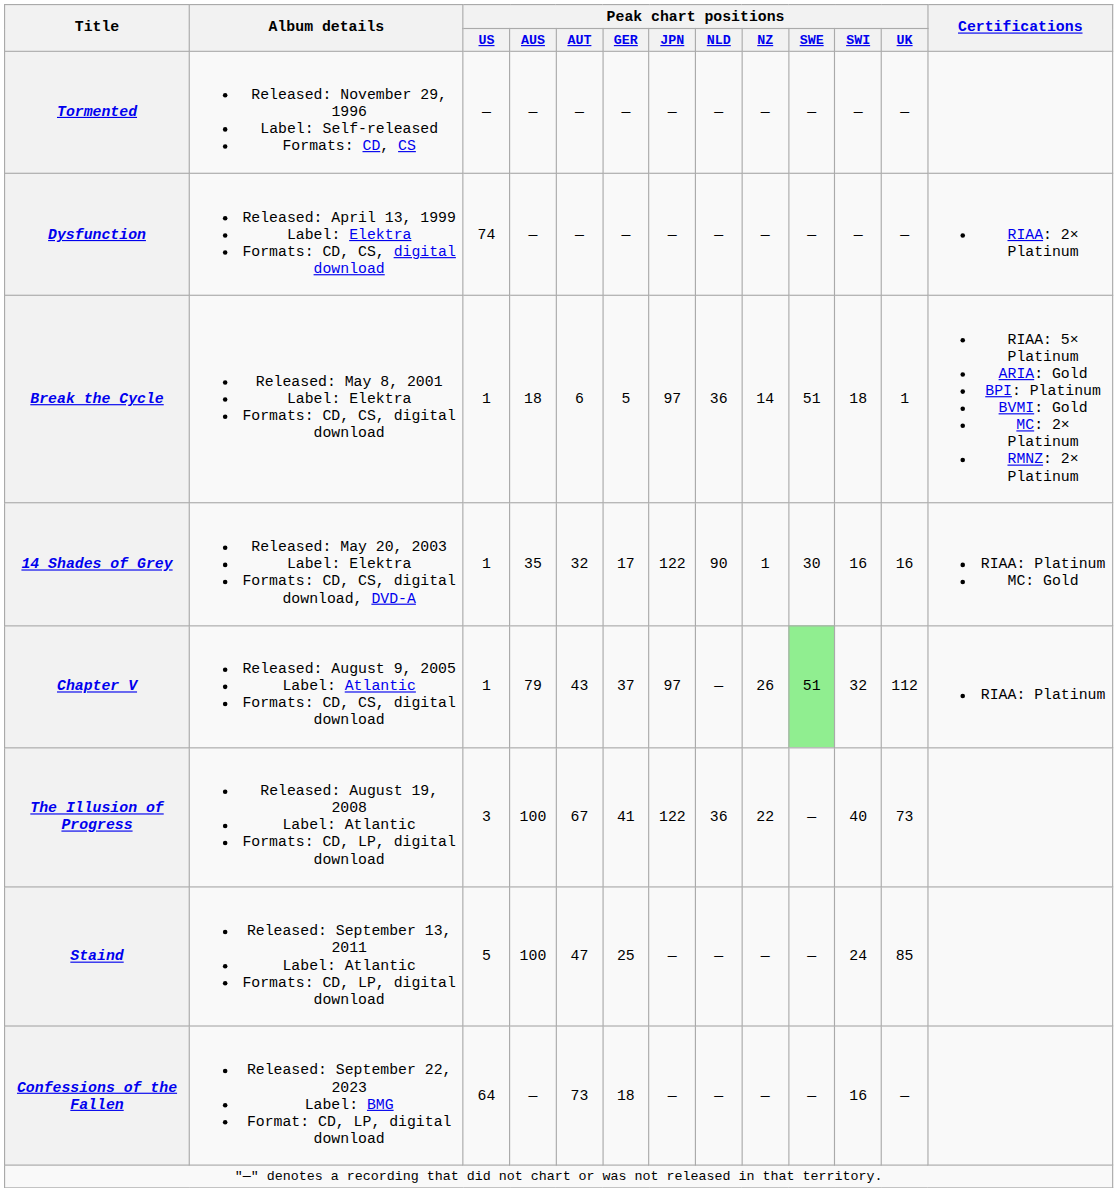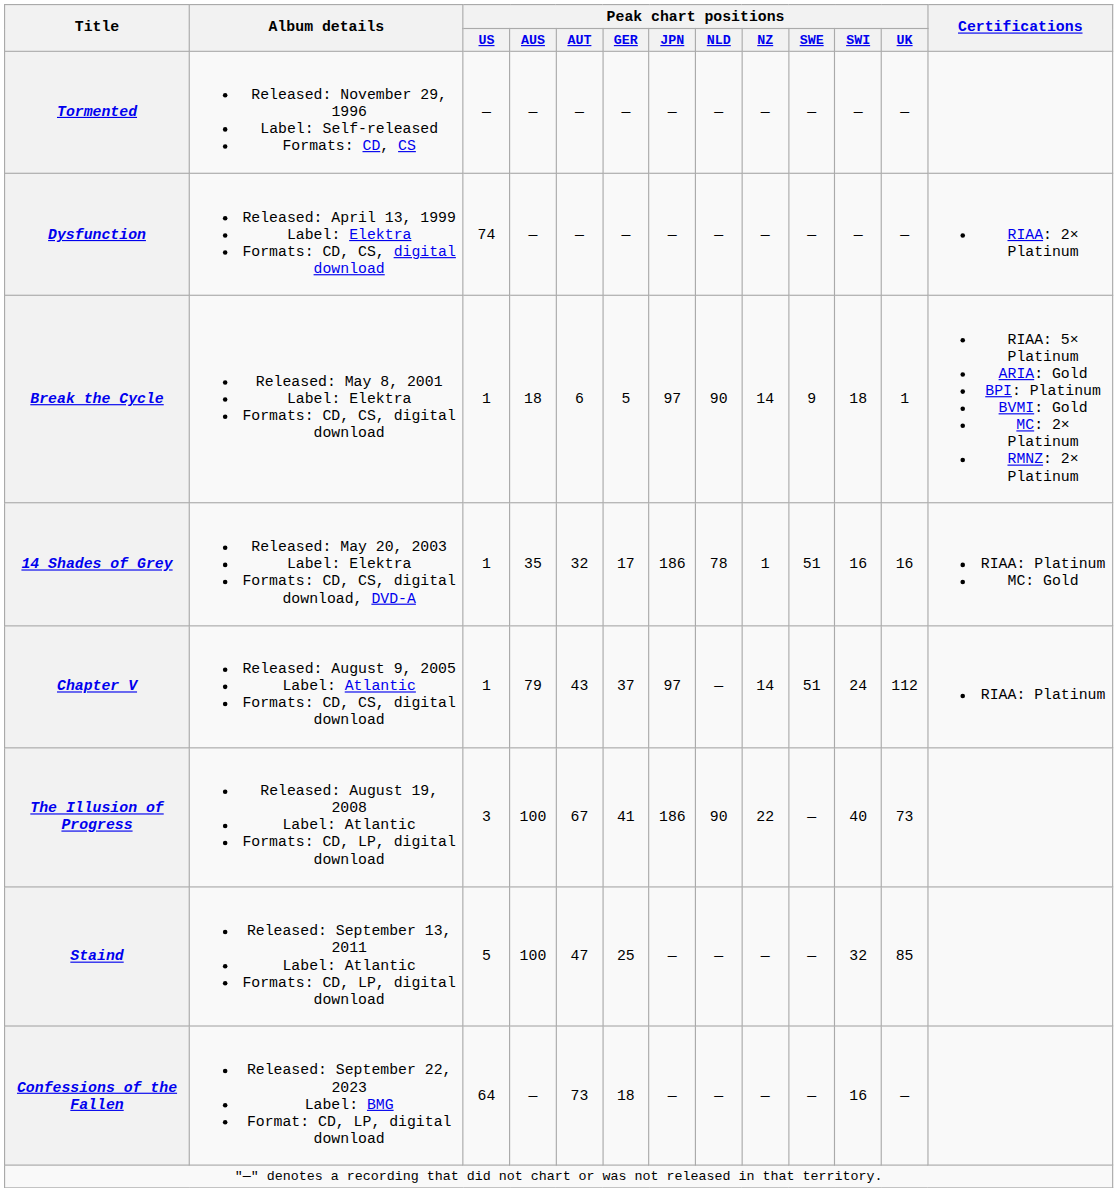(719, 399) 36 -> (719, 399) 90
(812, 399) 51 -> (812, 399) 9
(672, 564) 122 -> (672, 564) 186
(719, 564) 90 -> (719, 564) 78
(812, 564) 30 -> (812, 564) 51
(765, 687) 26 -> (765, 687) 14
(812, 687) lightgreen background -> (812, 687) no background
(858, 687) 32 -> (858, 687) 24
(672, 817) 122 -> (672, 817) 186
(719, 817) 36 -> (719, 817) 90
(858, 957) 24 -> (858, 957) 32
